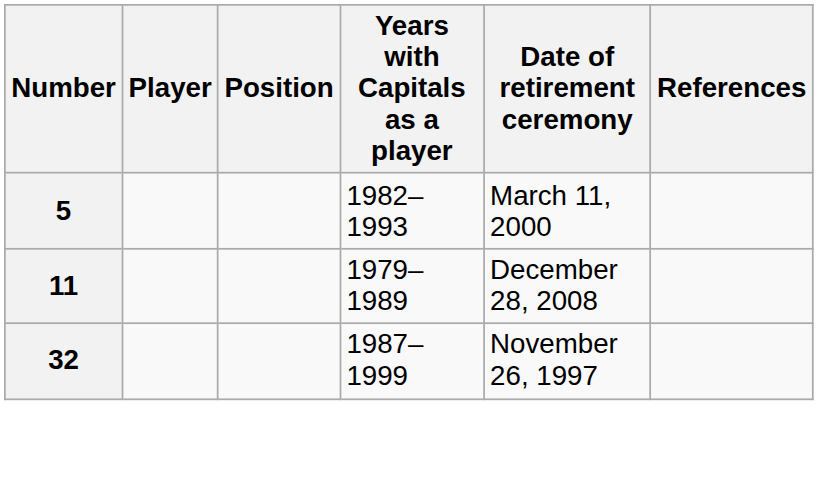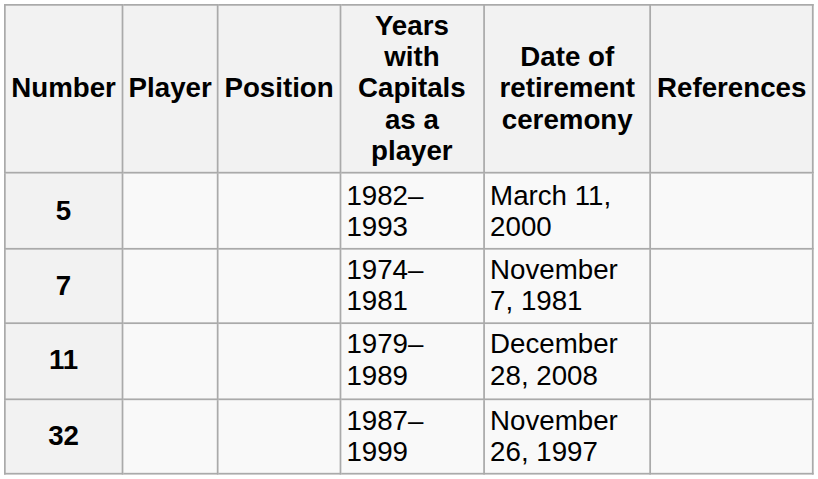+ row: (64, 285)
